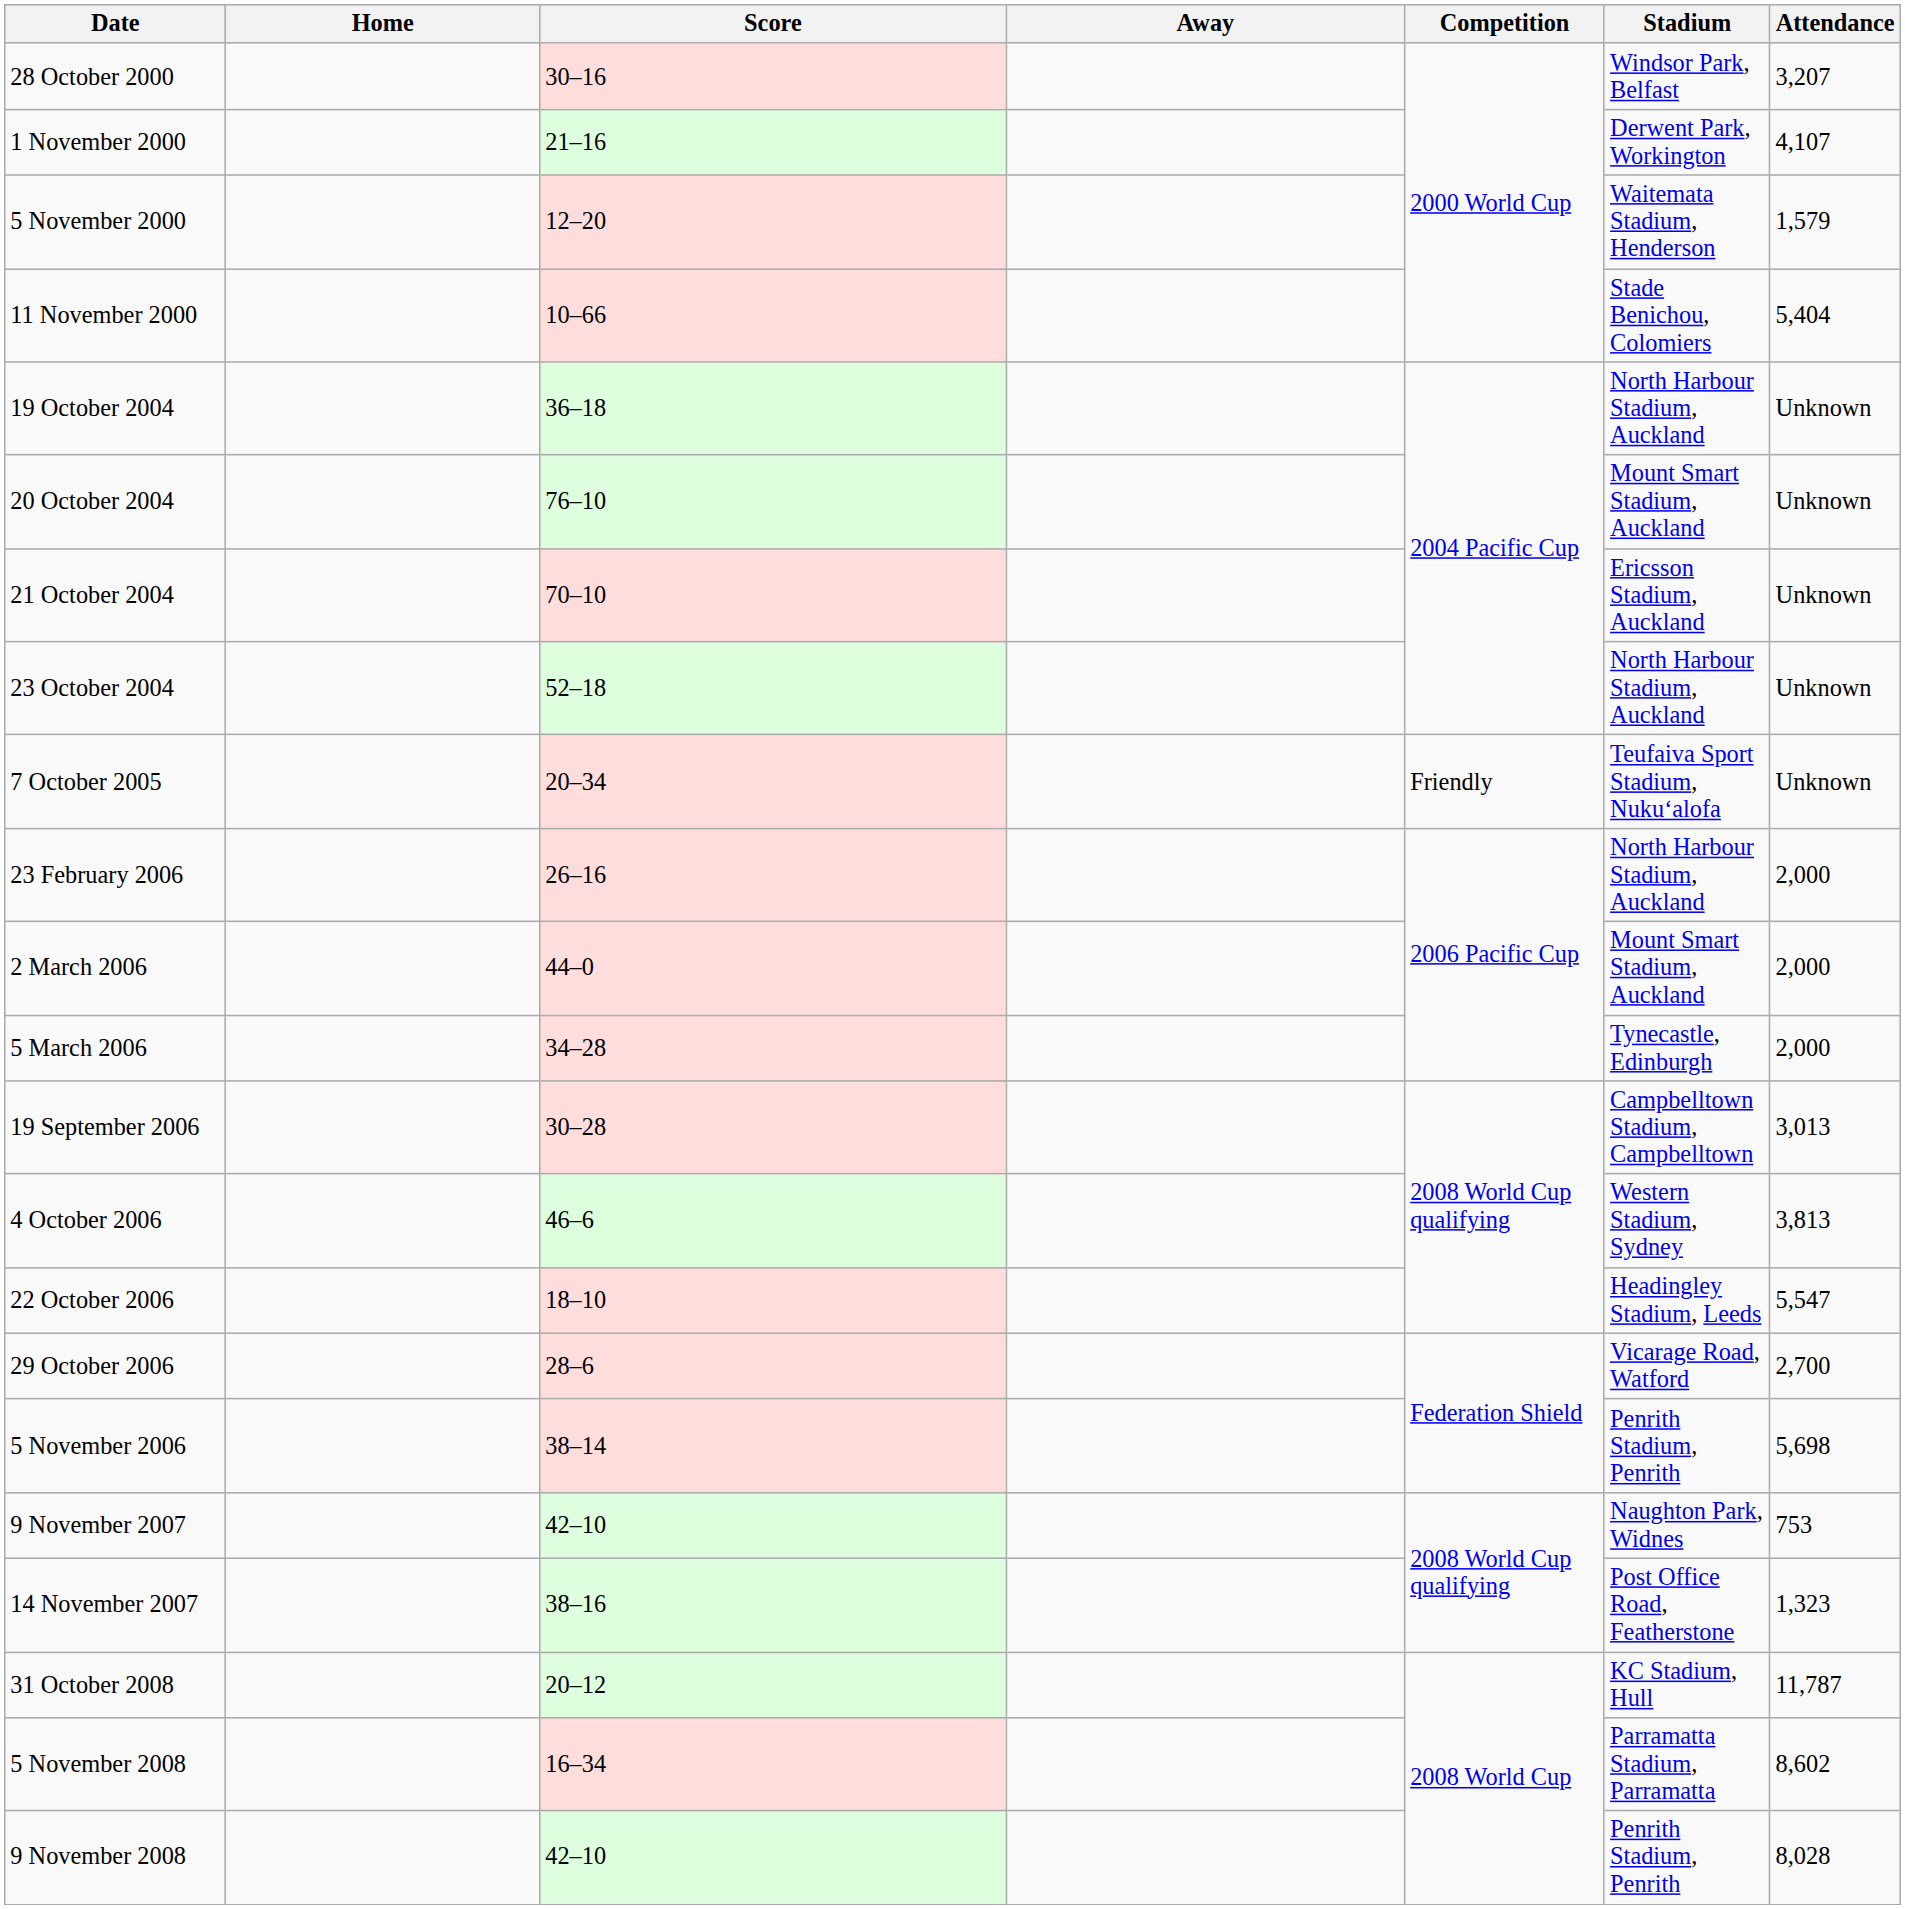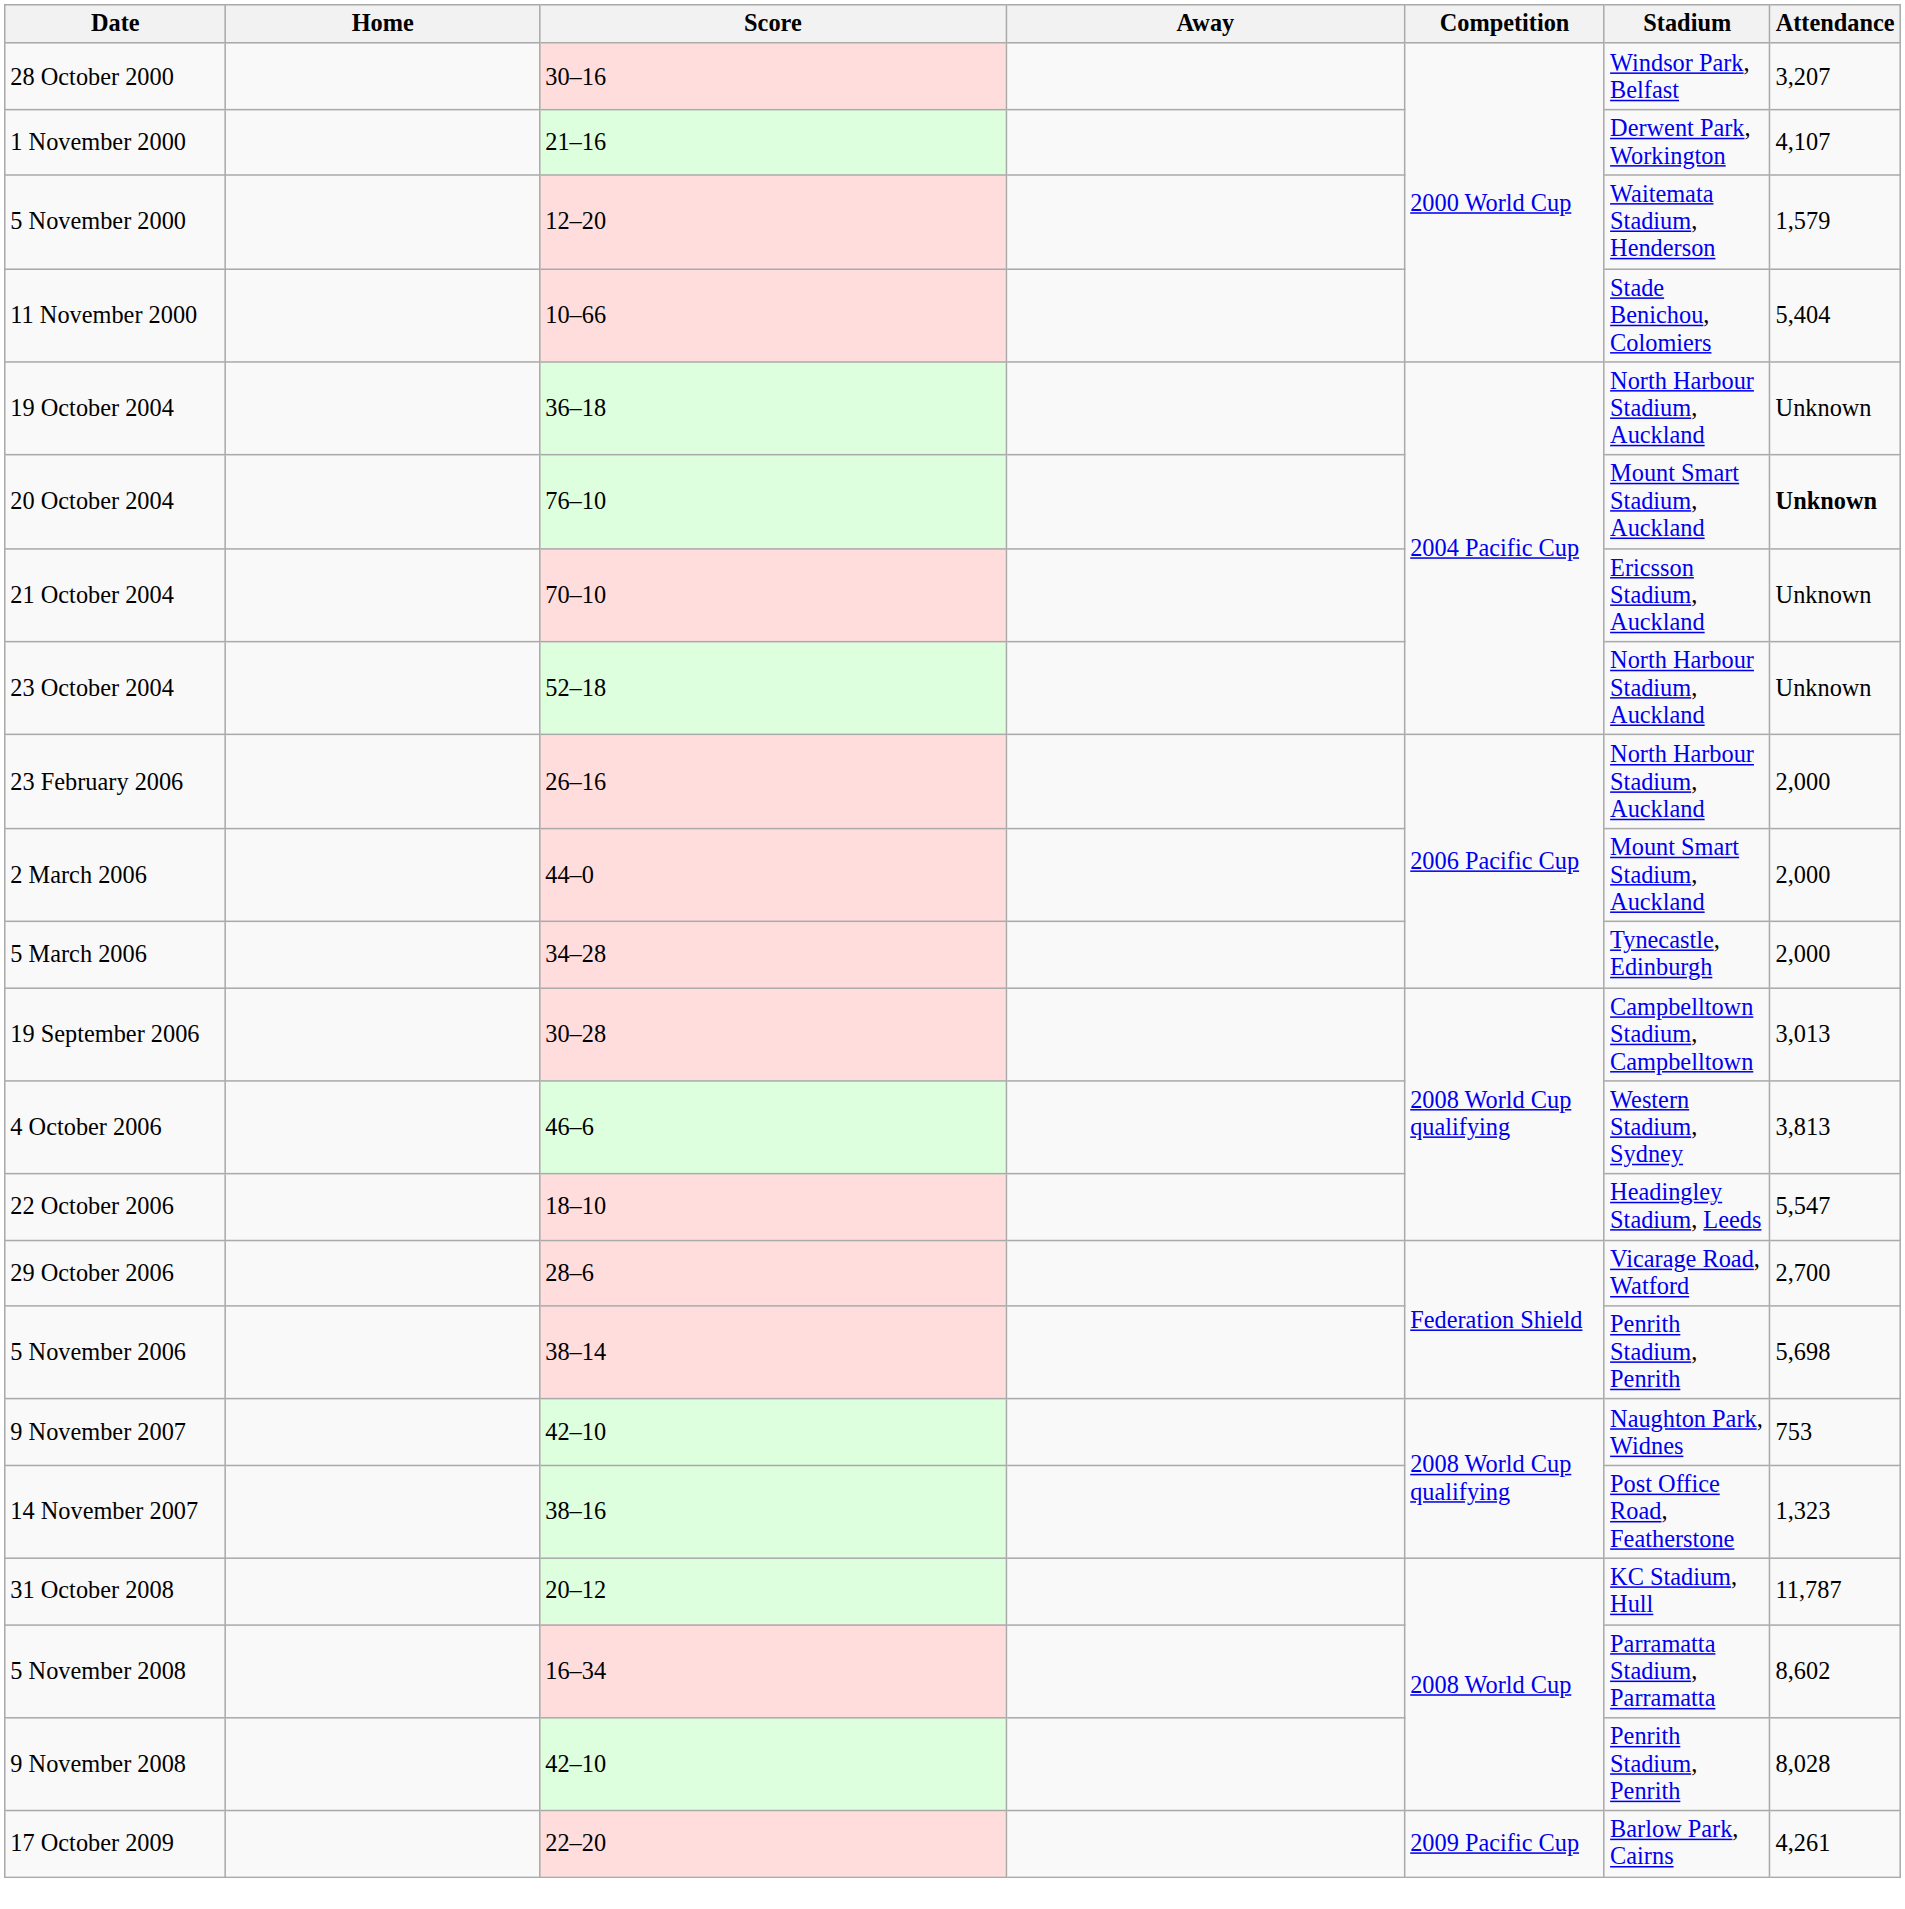(1824, 501) normal -> (1826, 501) bold
- row: (86, 781)
+ row: (92, 1843)
